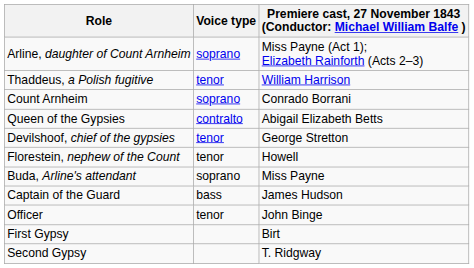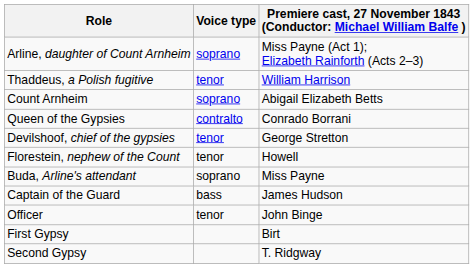(306, 99) Conrado Borrani -> (322, 99) Abigail Elizabeth Betts
(322, 118) Abigail Elizabeth Betts -> (306, 118) Conrado Borrani
